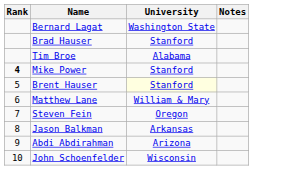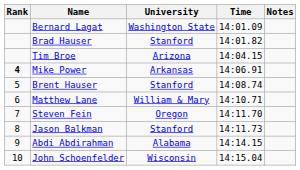+ column: (241, 12)
(172, 56) Alabama -> (172, 56) Arizona
(172, 70) Stanford -> (172, 70) Arkansas
(172, 85) lightyellow background -> (172, 85) no background
(172, 129) Arkansas -> (172, 129) Stanford
(172, 143) Arizona -> (172, 143) Alabama
